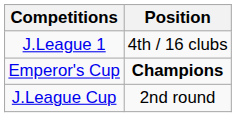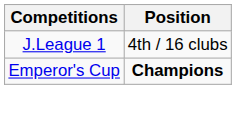- row: (64, 97)
